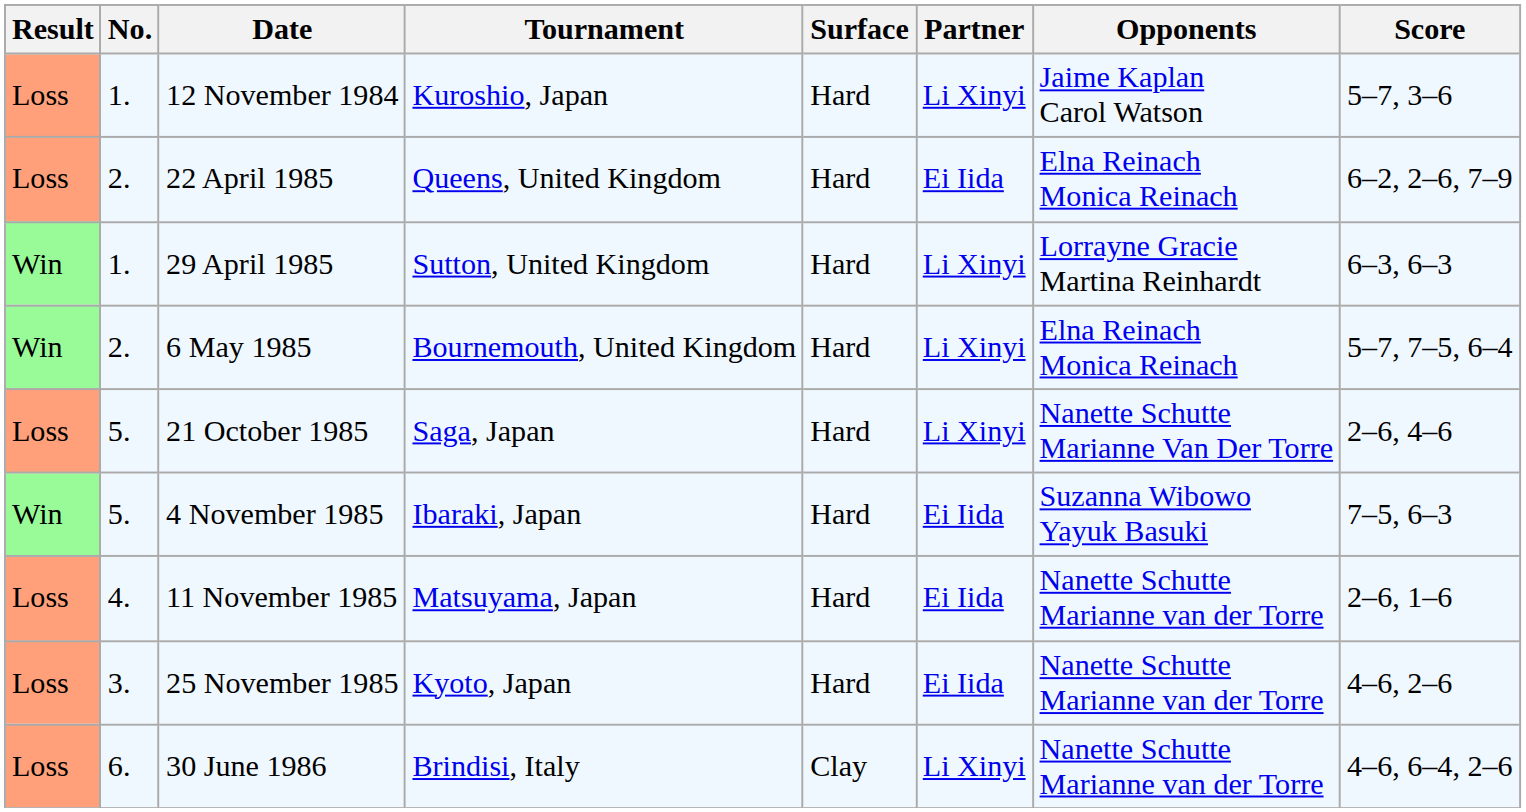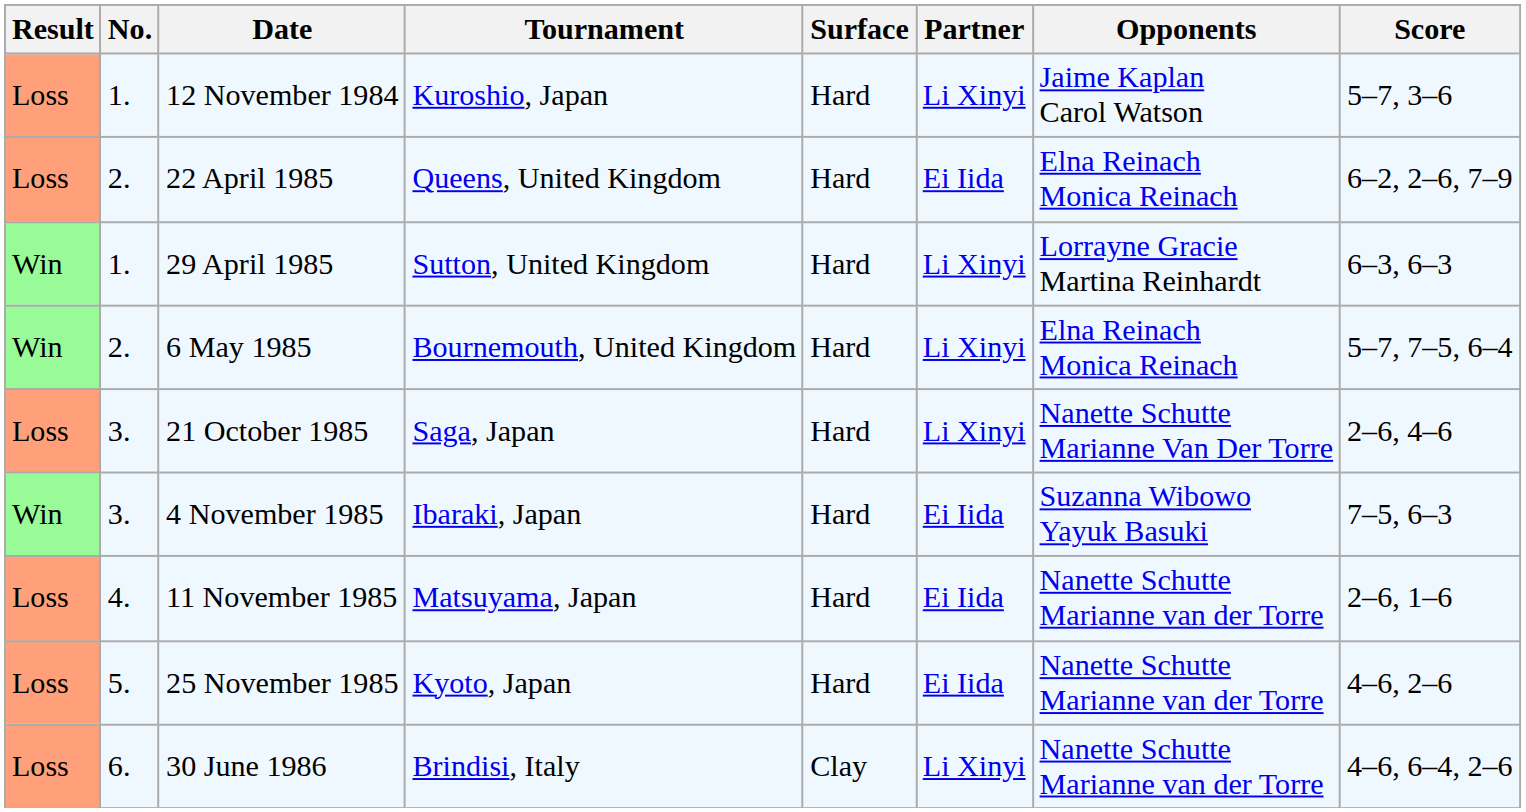(119, 429) 5. -> (119, 429) 3.
(119, 513) 5. -> (119, 513) 3.
(119, 681) 3. -> (119, 681) 5.
